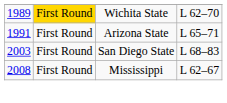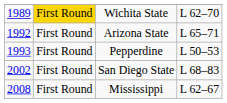(19, 32) 1991 -> (19, 32) 1992
+ row: (136, 51)
(19, 51) 2003 -> (19, 70) 2002
